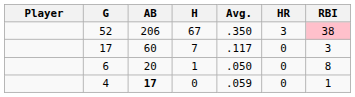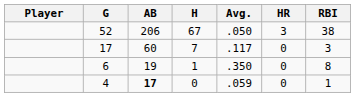(239, 31) .350 -> (239, 31) .050
(328, 31) pink background -> (328, 31) no background
(150, 66) 20 -> (150, 66) 19
(239, 66) .050 -> (239, 66) .350
